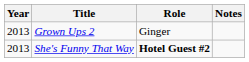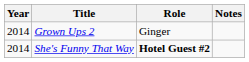(18, 31) 2013 -> (18, 31) 2014
(18, 48) 2013 -> (18, 48) 2014
